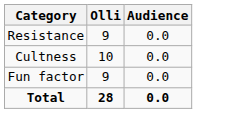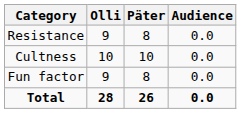+ column: (146, 15)
